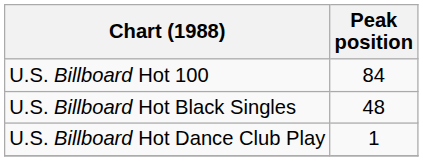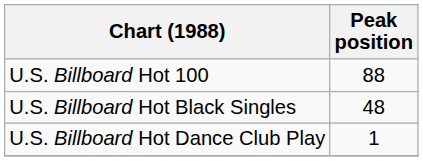(374, 75) 84 -> (374, 75) 88
